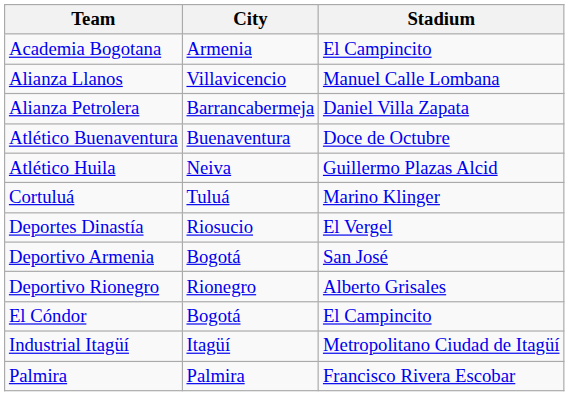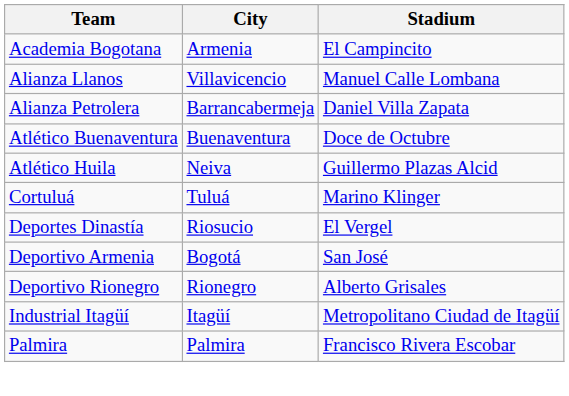- row: (48, 316)
